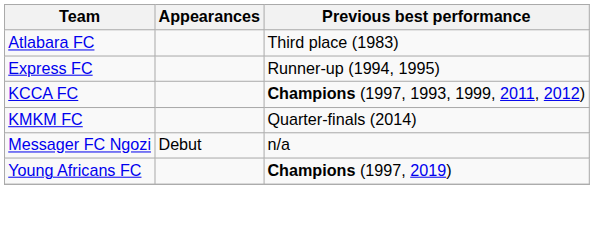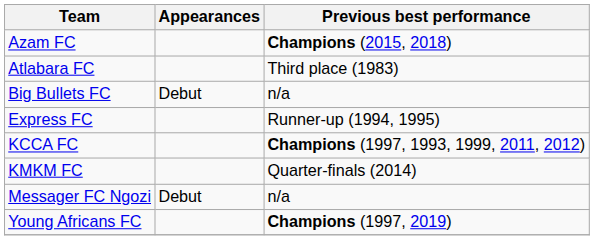+ row: (42, 42)
+ row: (59, 94)
